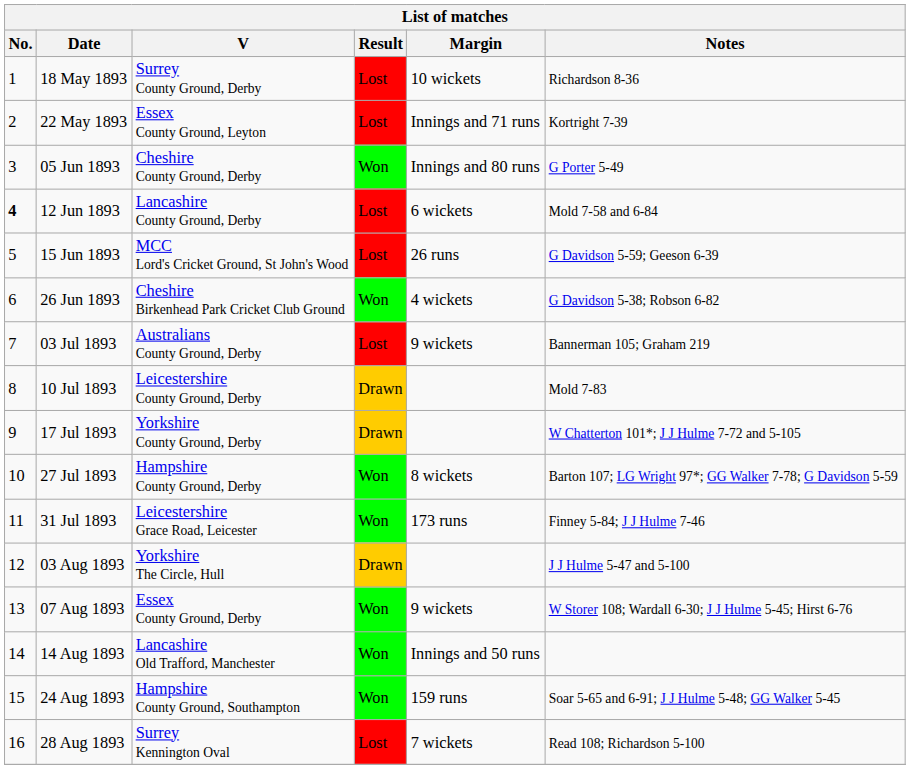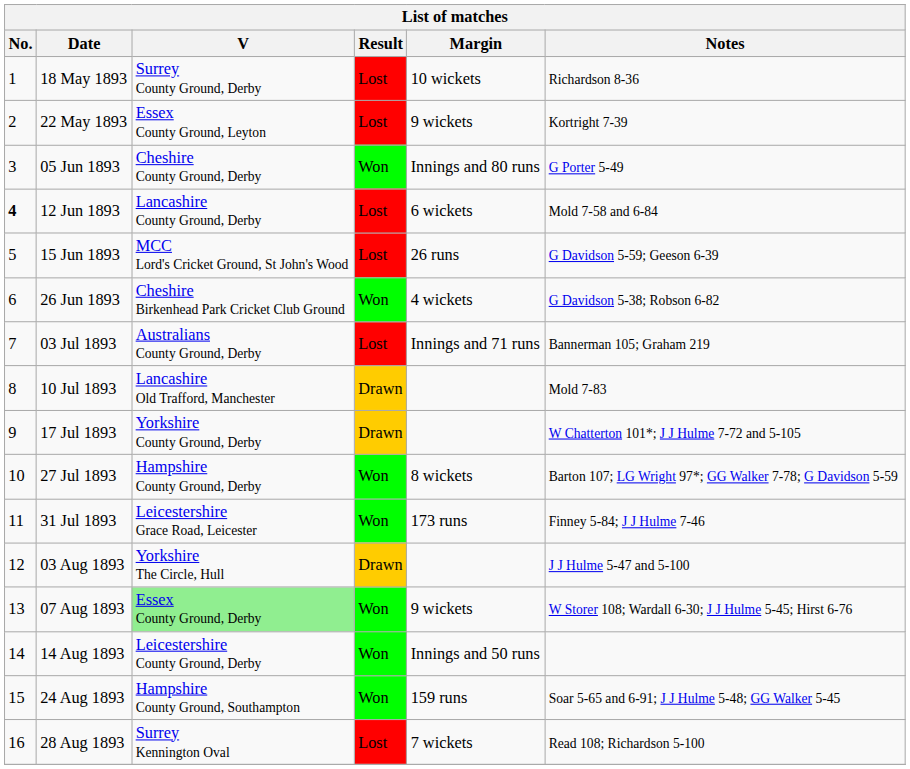(475, 122) Innings and 71 runs -> (442, 122) 9 wickets
(442, 343) 9 wickets -> (475, 343) Innings and 71 runs
(199, 388) Leicestershire County Ground, Derby -> (205, 388) Lancashire Old Trafford, Manchester
(199, 609) no background -> (199, 609) lightgreen background
(205, 653) Lancashire Old Trafford, Manchester -> (199, 653) Leicestershire County Ground, Derby
